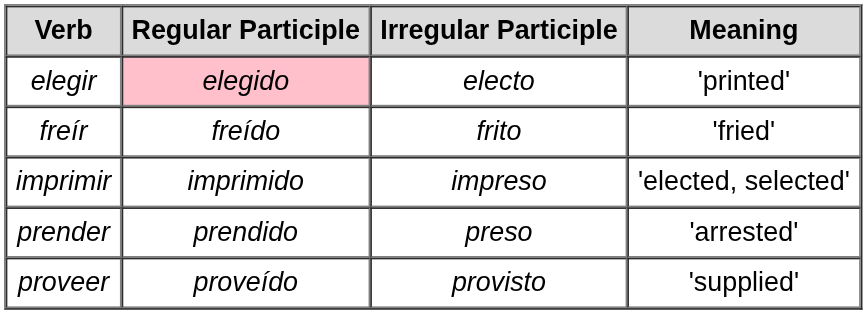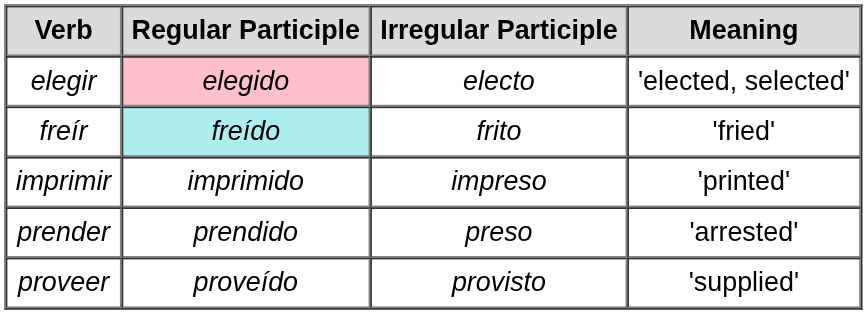(744, 80) 'printed' -> (744, 80) 'elected, selected'
(246, 131) no background -> (246, 131) paleturquoise background
(744, 181) 'elected, selected' -> (744, 181) 'printed'
